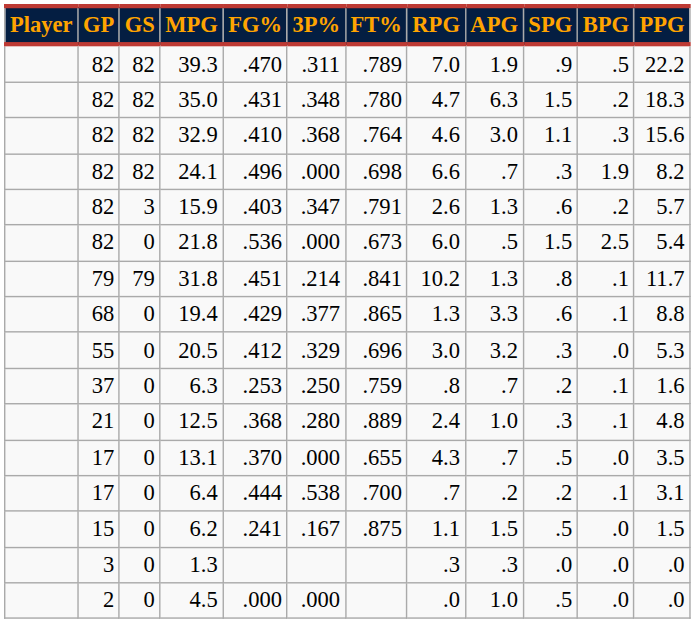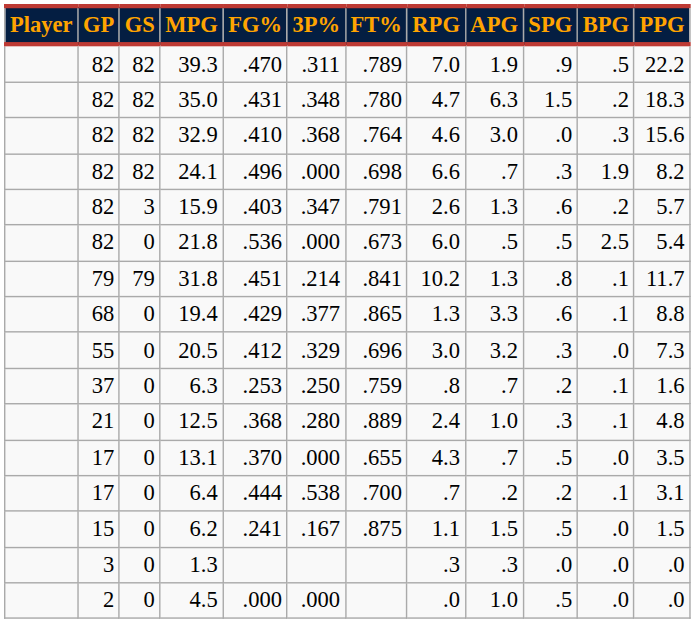(558, 135) 1.1 -> (564, 135) .0
(558, 242) 1.5 -> (564, 242) .5
(670, 350) 5.3 -> (670, 350) 7.3
